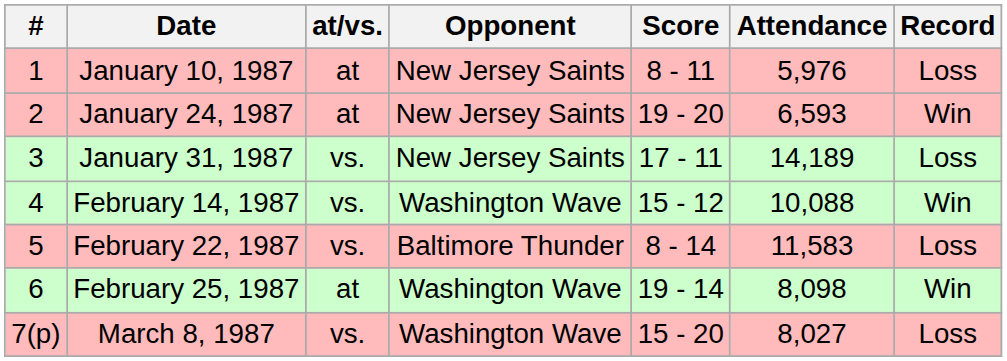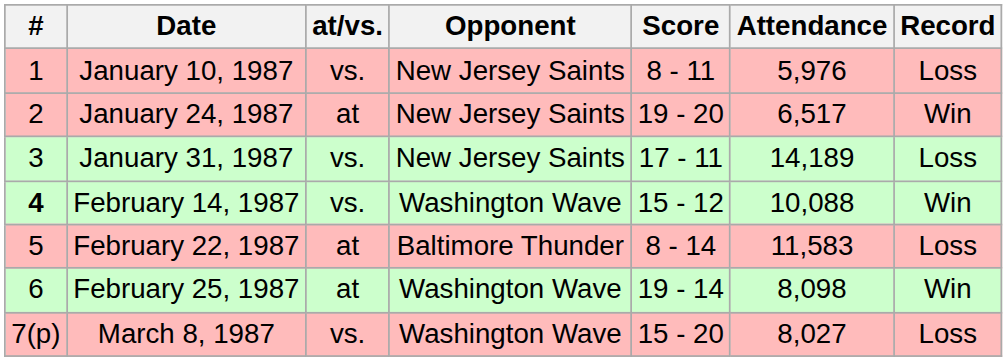(348, 70) at -> (348, 70) vs.
(812, 114) 6,593 -> (812, 114) 6,517
(36, 202) normal -> (36, 202) bold
(348, 245) vs. -> (348, 245) at
